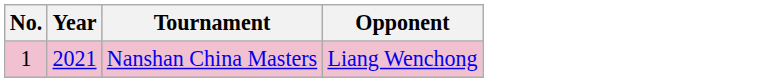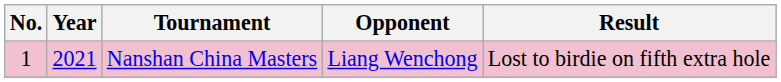+ column: (629, 22)
